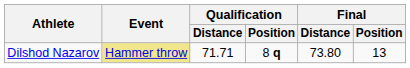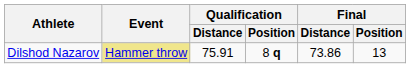(218, 53) 71.71 -> (218, 53) 75.91
(325, 53) 73.80 -> (325, 53) 73.86
